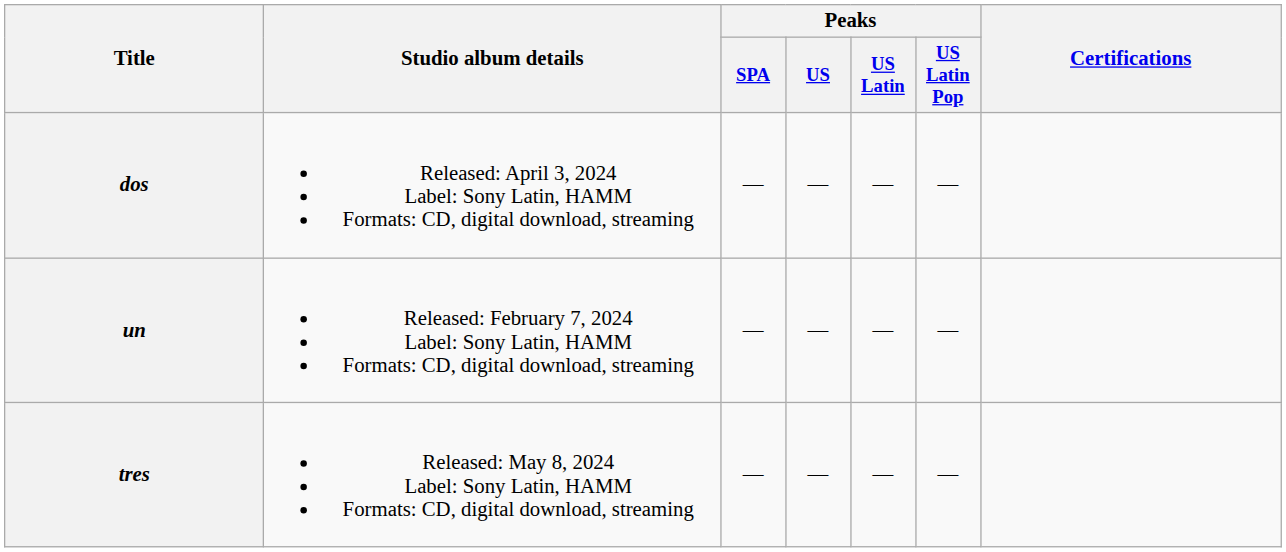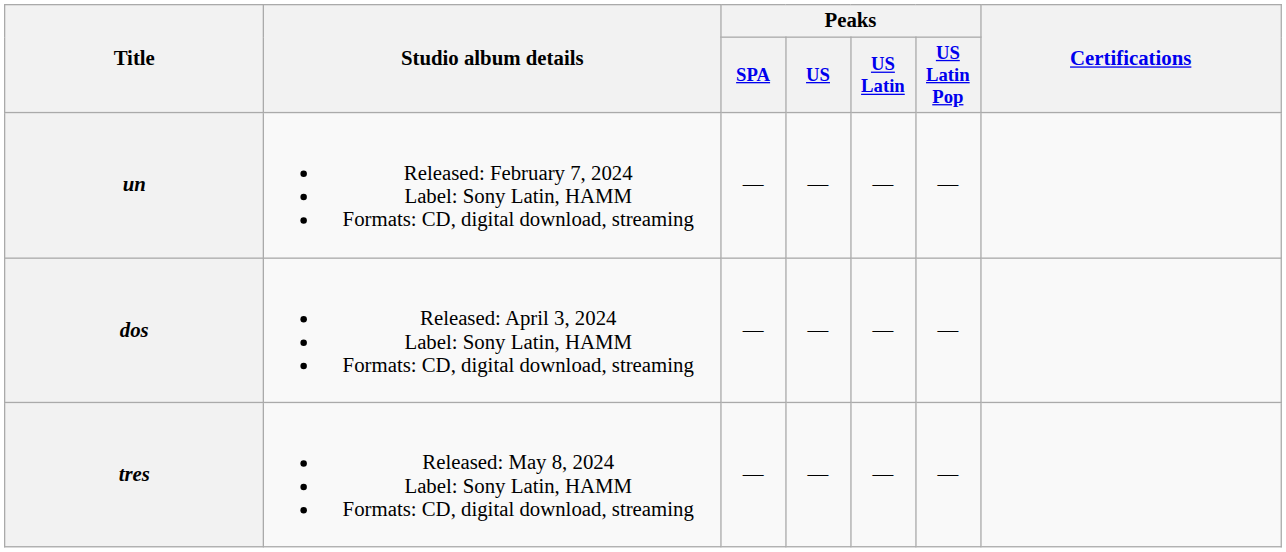rows swapped: (134, 329) <-> (134, 184)
